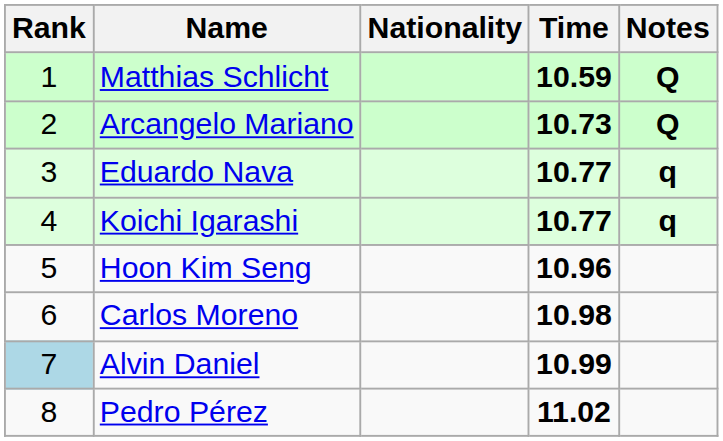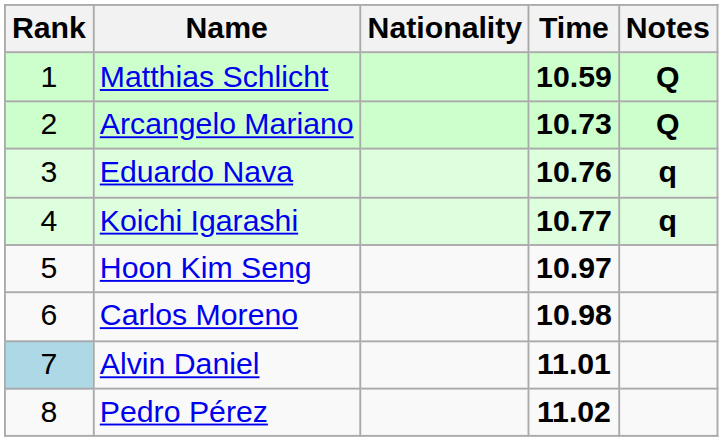(574, 172) 10.77 -> (574, 172) 10.76
(574, 268) 10.96 -> (574, 268) 10.97
(574, 364) 10.99 -> (574, 364) 11.01
